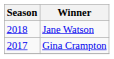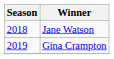(17, 45) 2017 -> (17, 45) 2019
